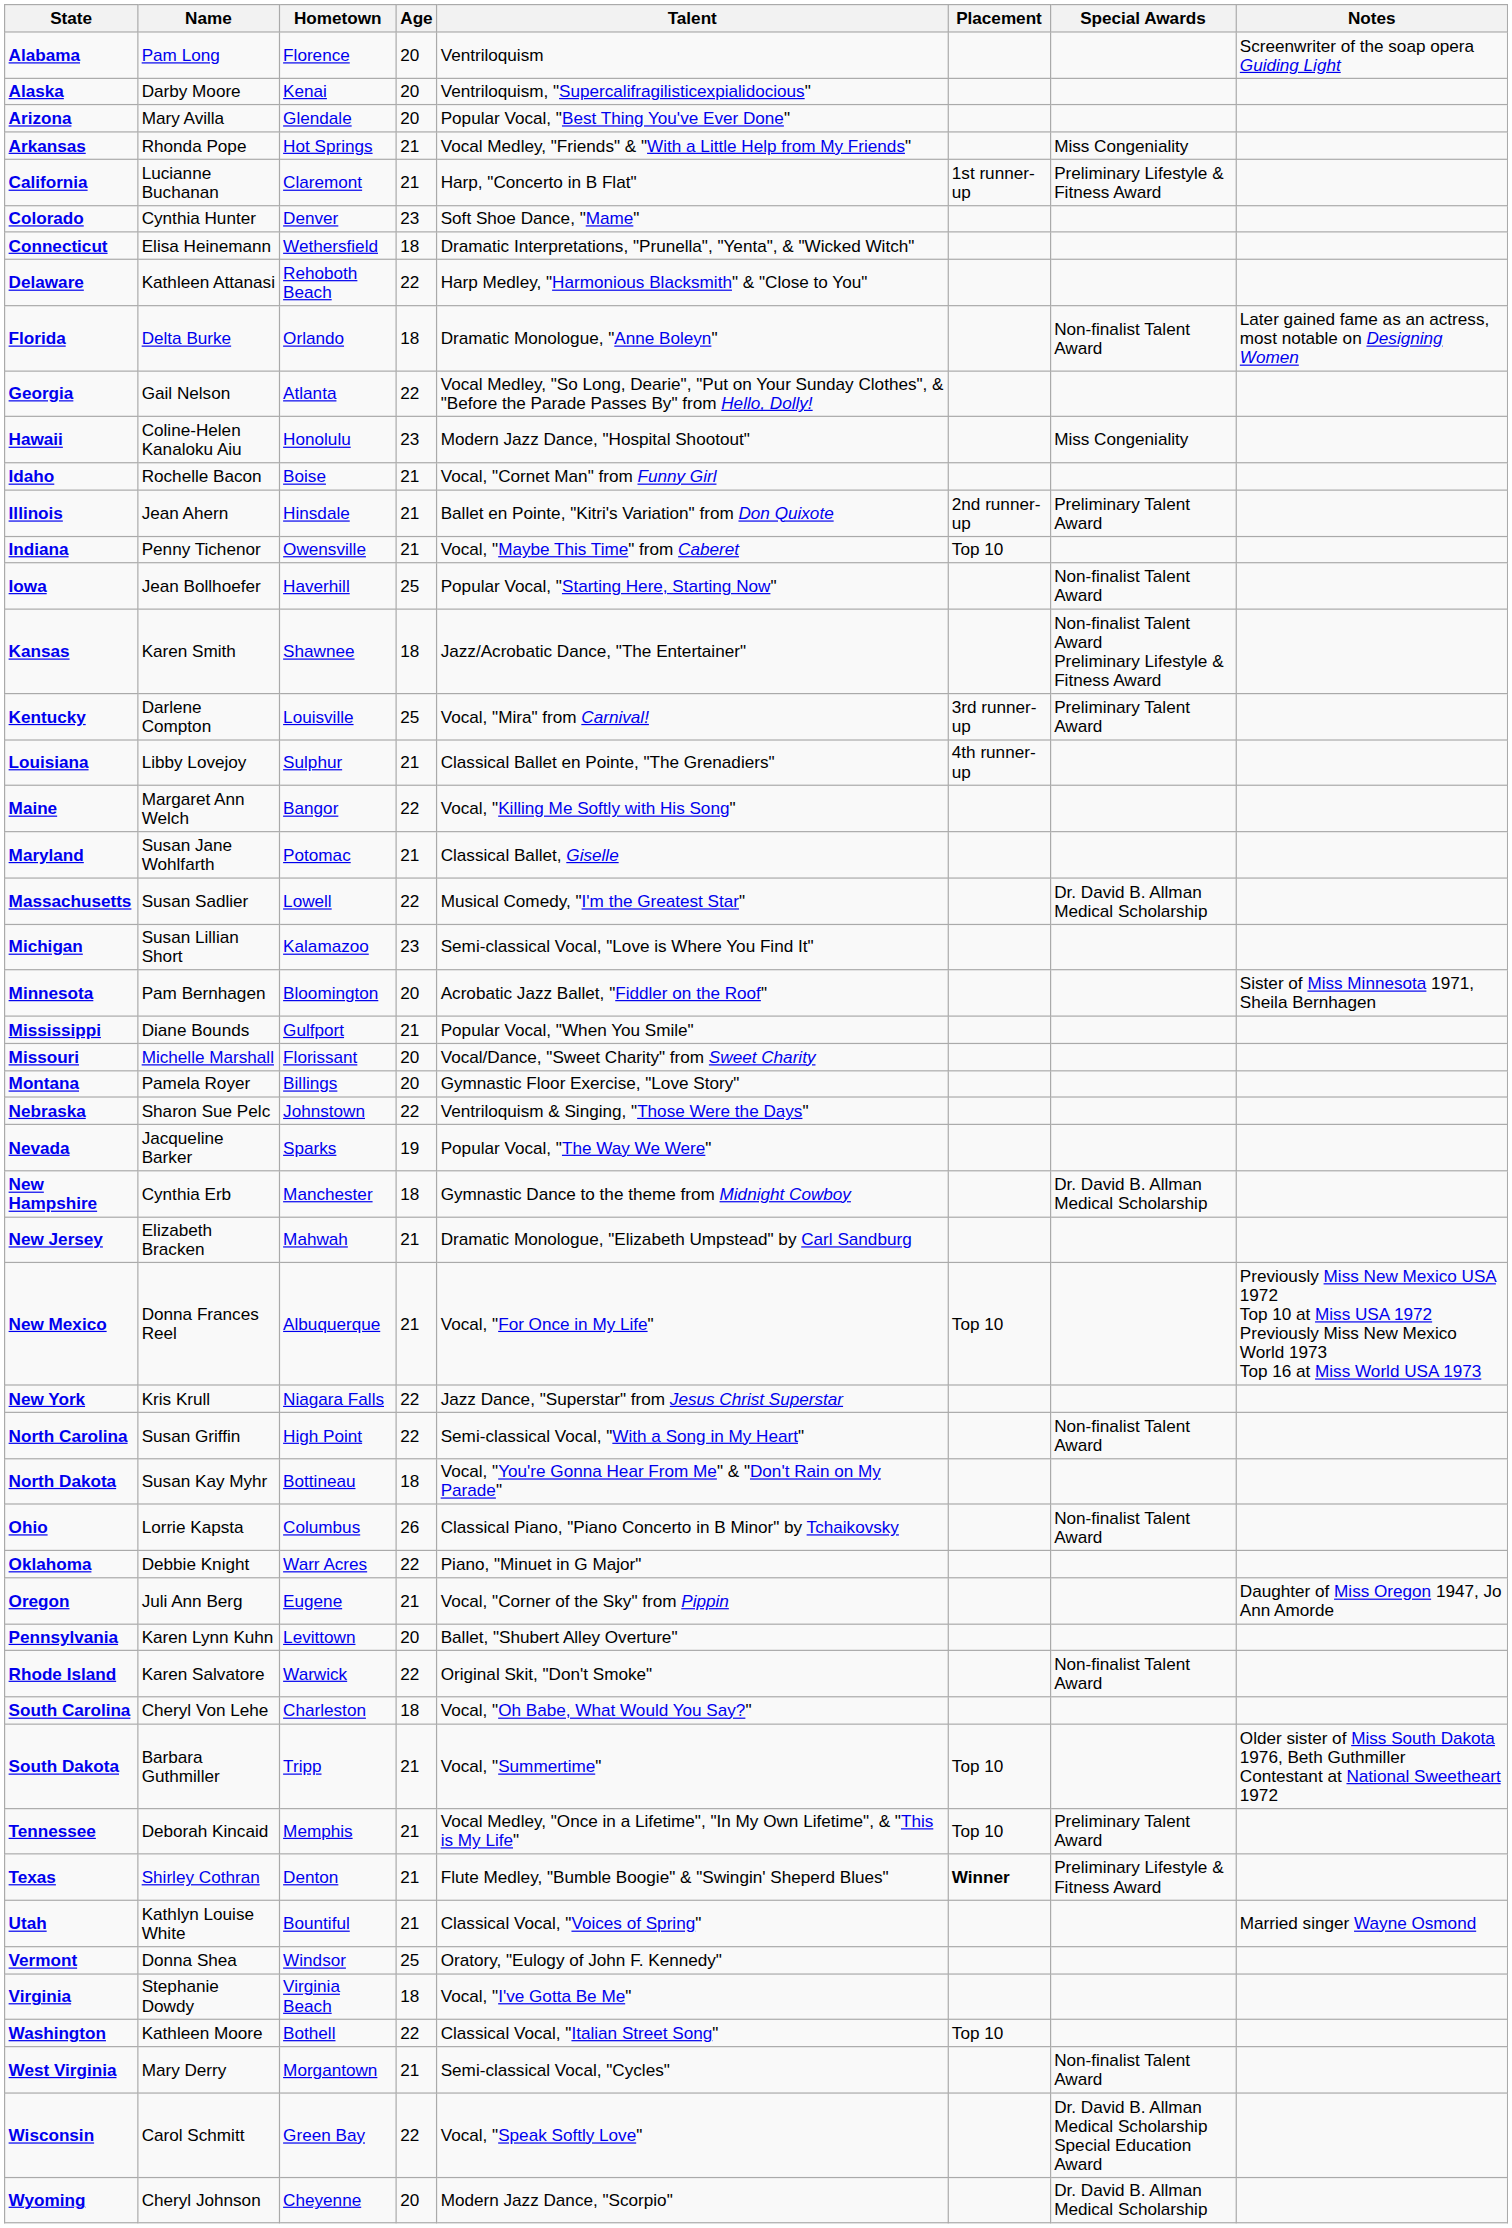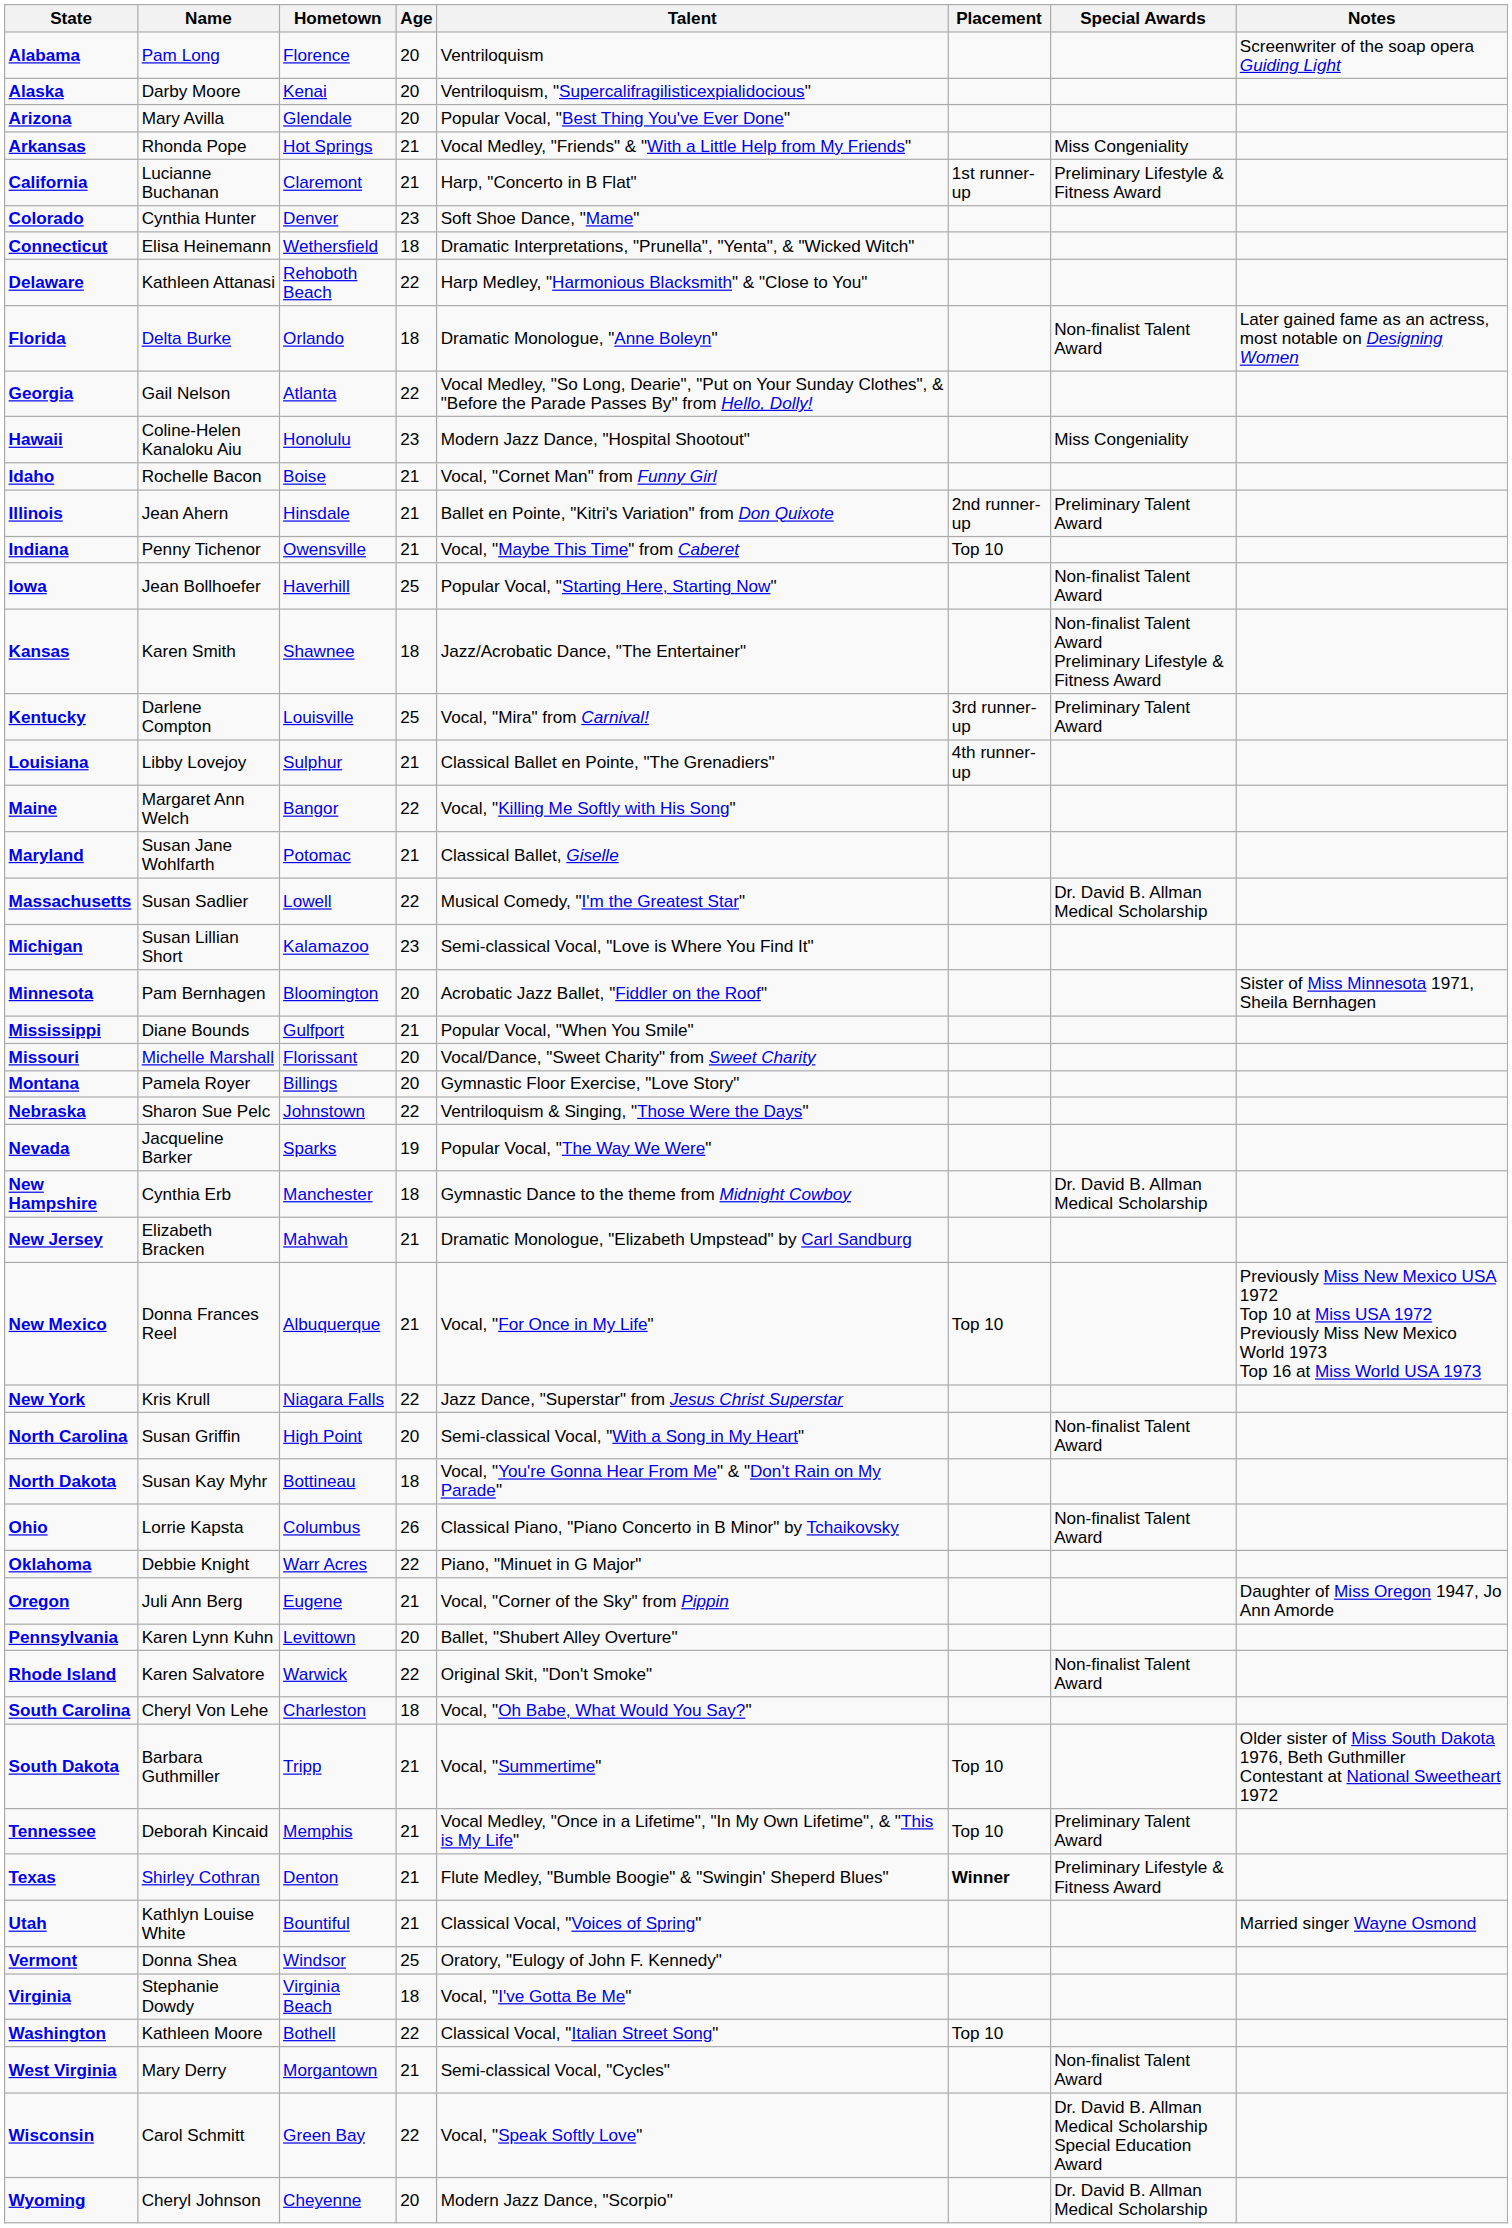(410, 1436) 22 -> (410, 1436) 20
